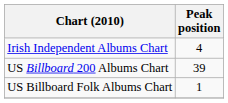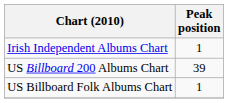(199, 48) 4 -> (199, 48) 1
